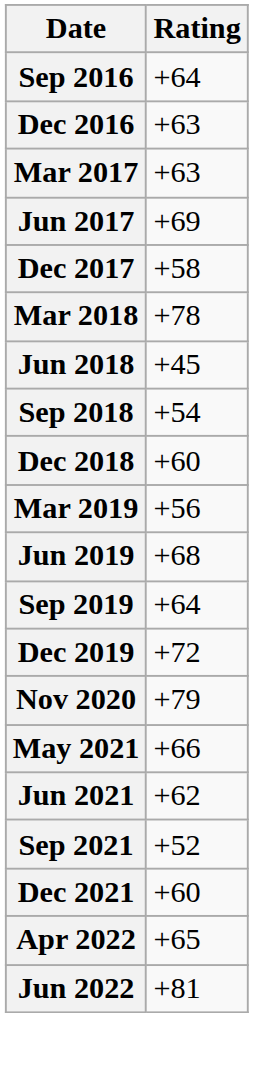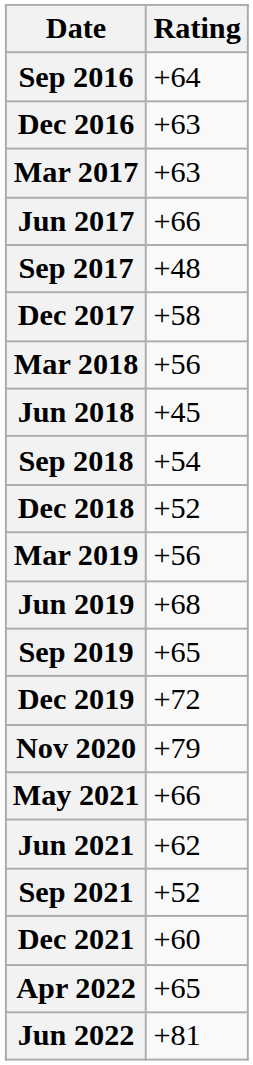(177, 220) +69 -> (177, 220) +66
+ row: (76, 268)
(177, 316) +78 -> (177, 364) +56
(177, 460) +60 -> (177, 508) +52
(177, 603) +64 -> (177, 651) +65
